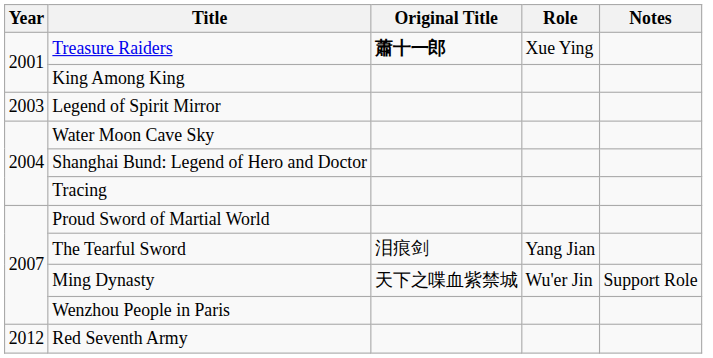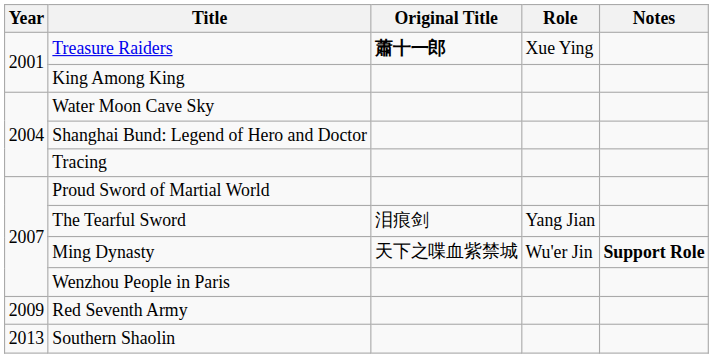- row: (136, 106)
(651, 280) normal -> (654, 252) bold
(26, 338) 2012 -> (26, 310) 2009
+ row: (114, 338)
